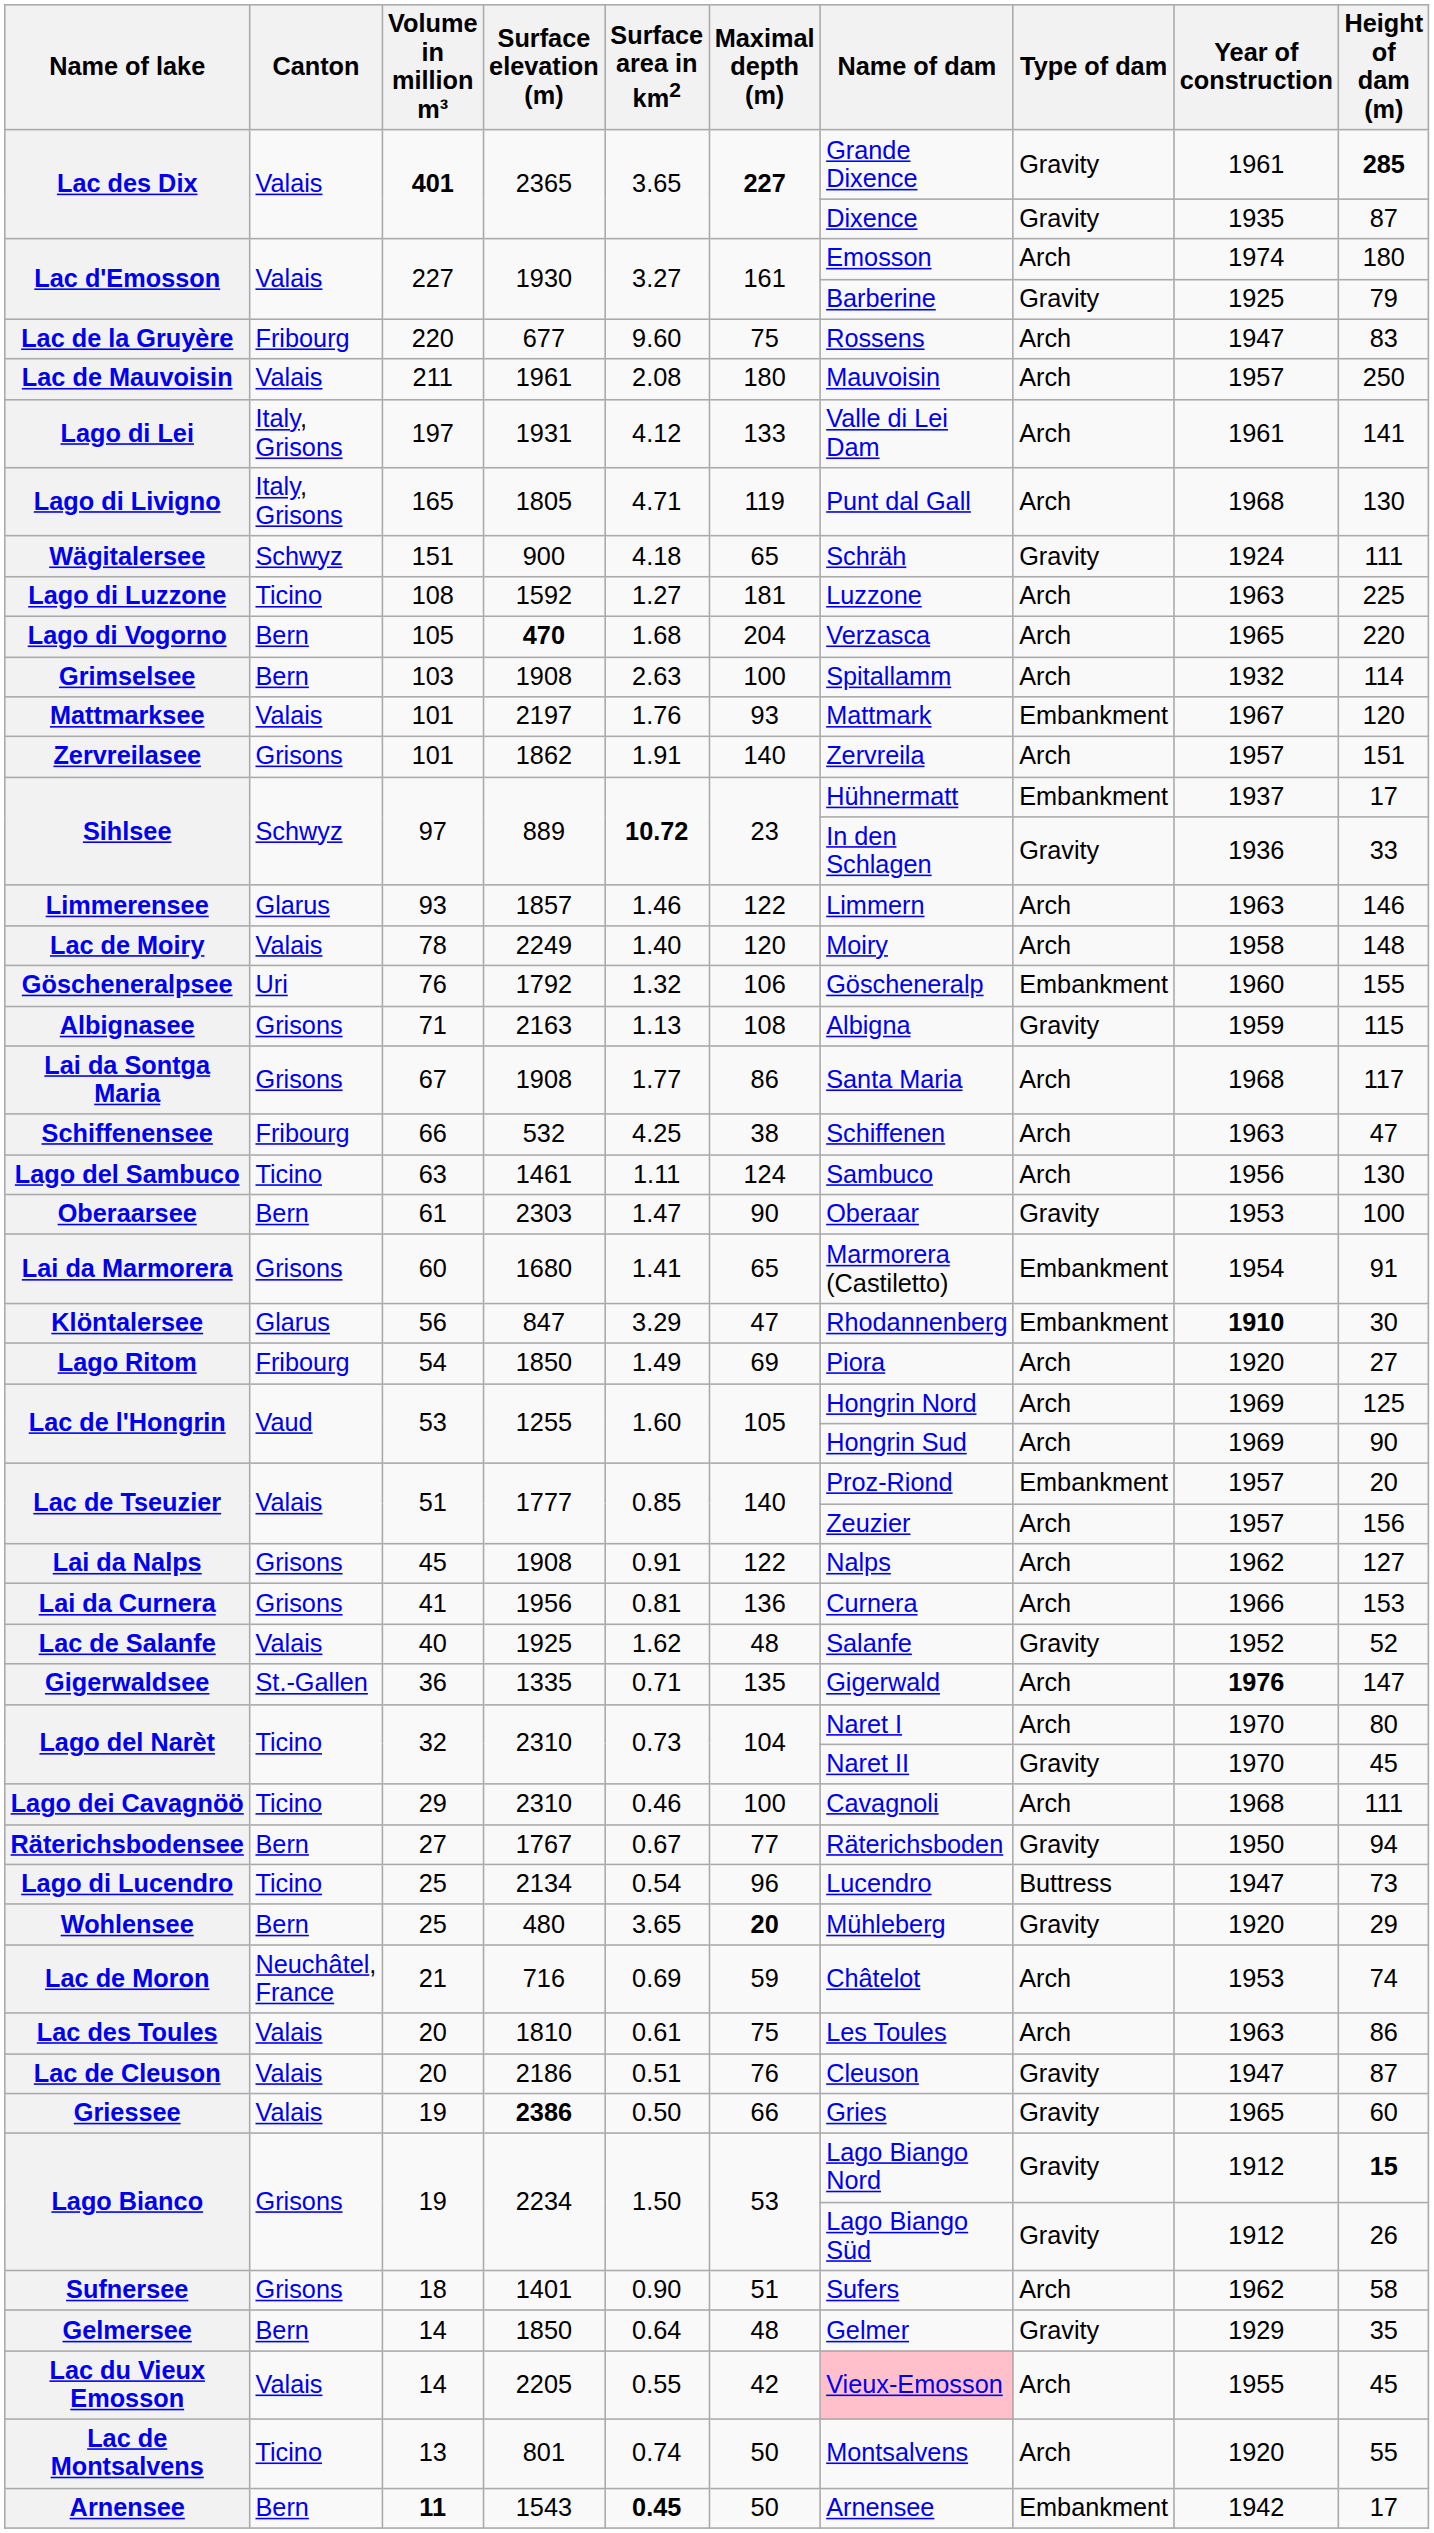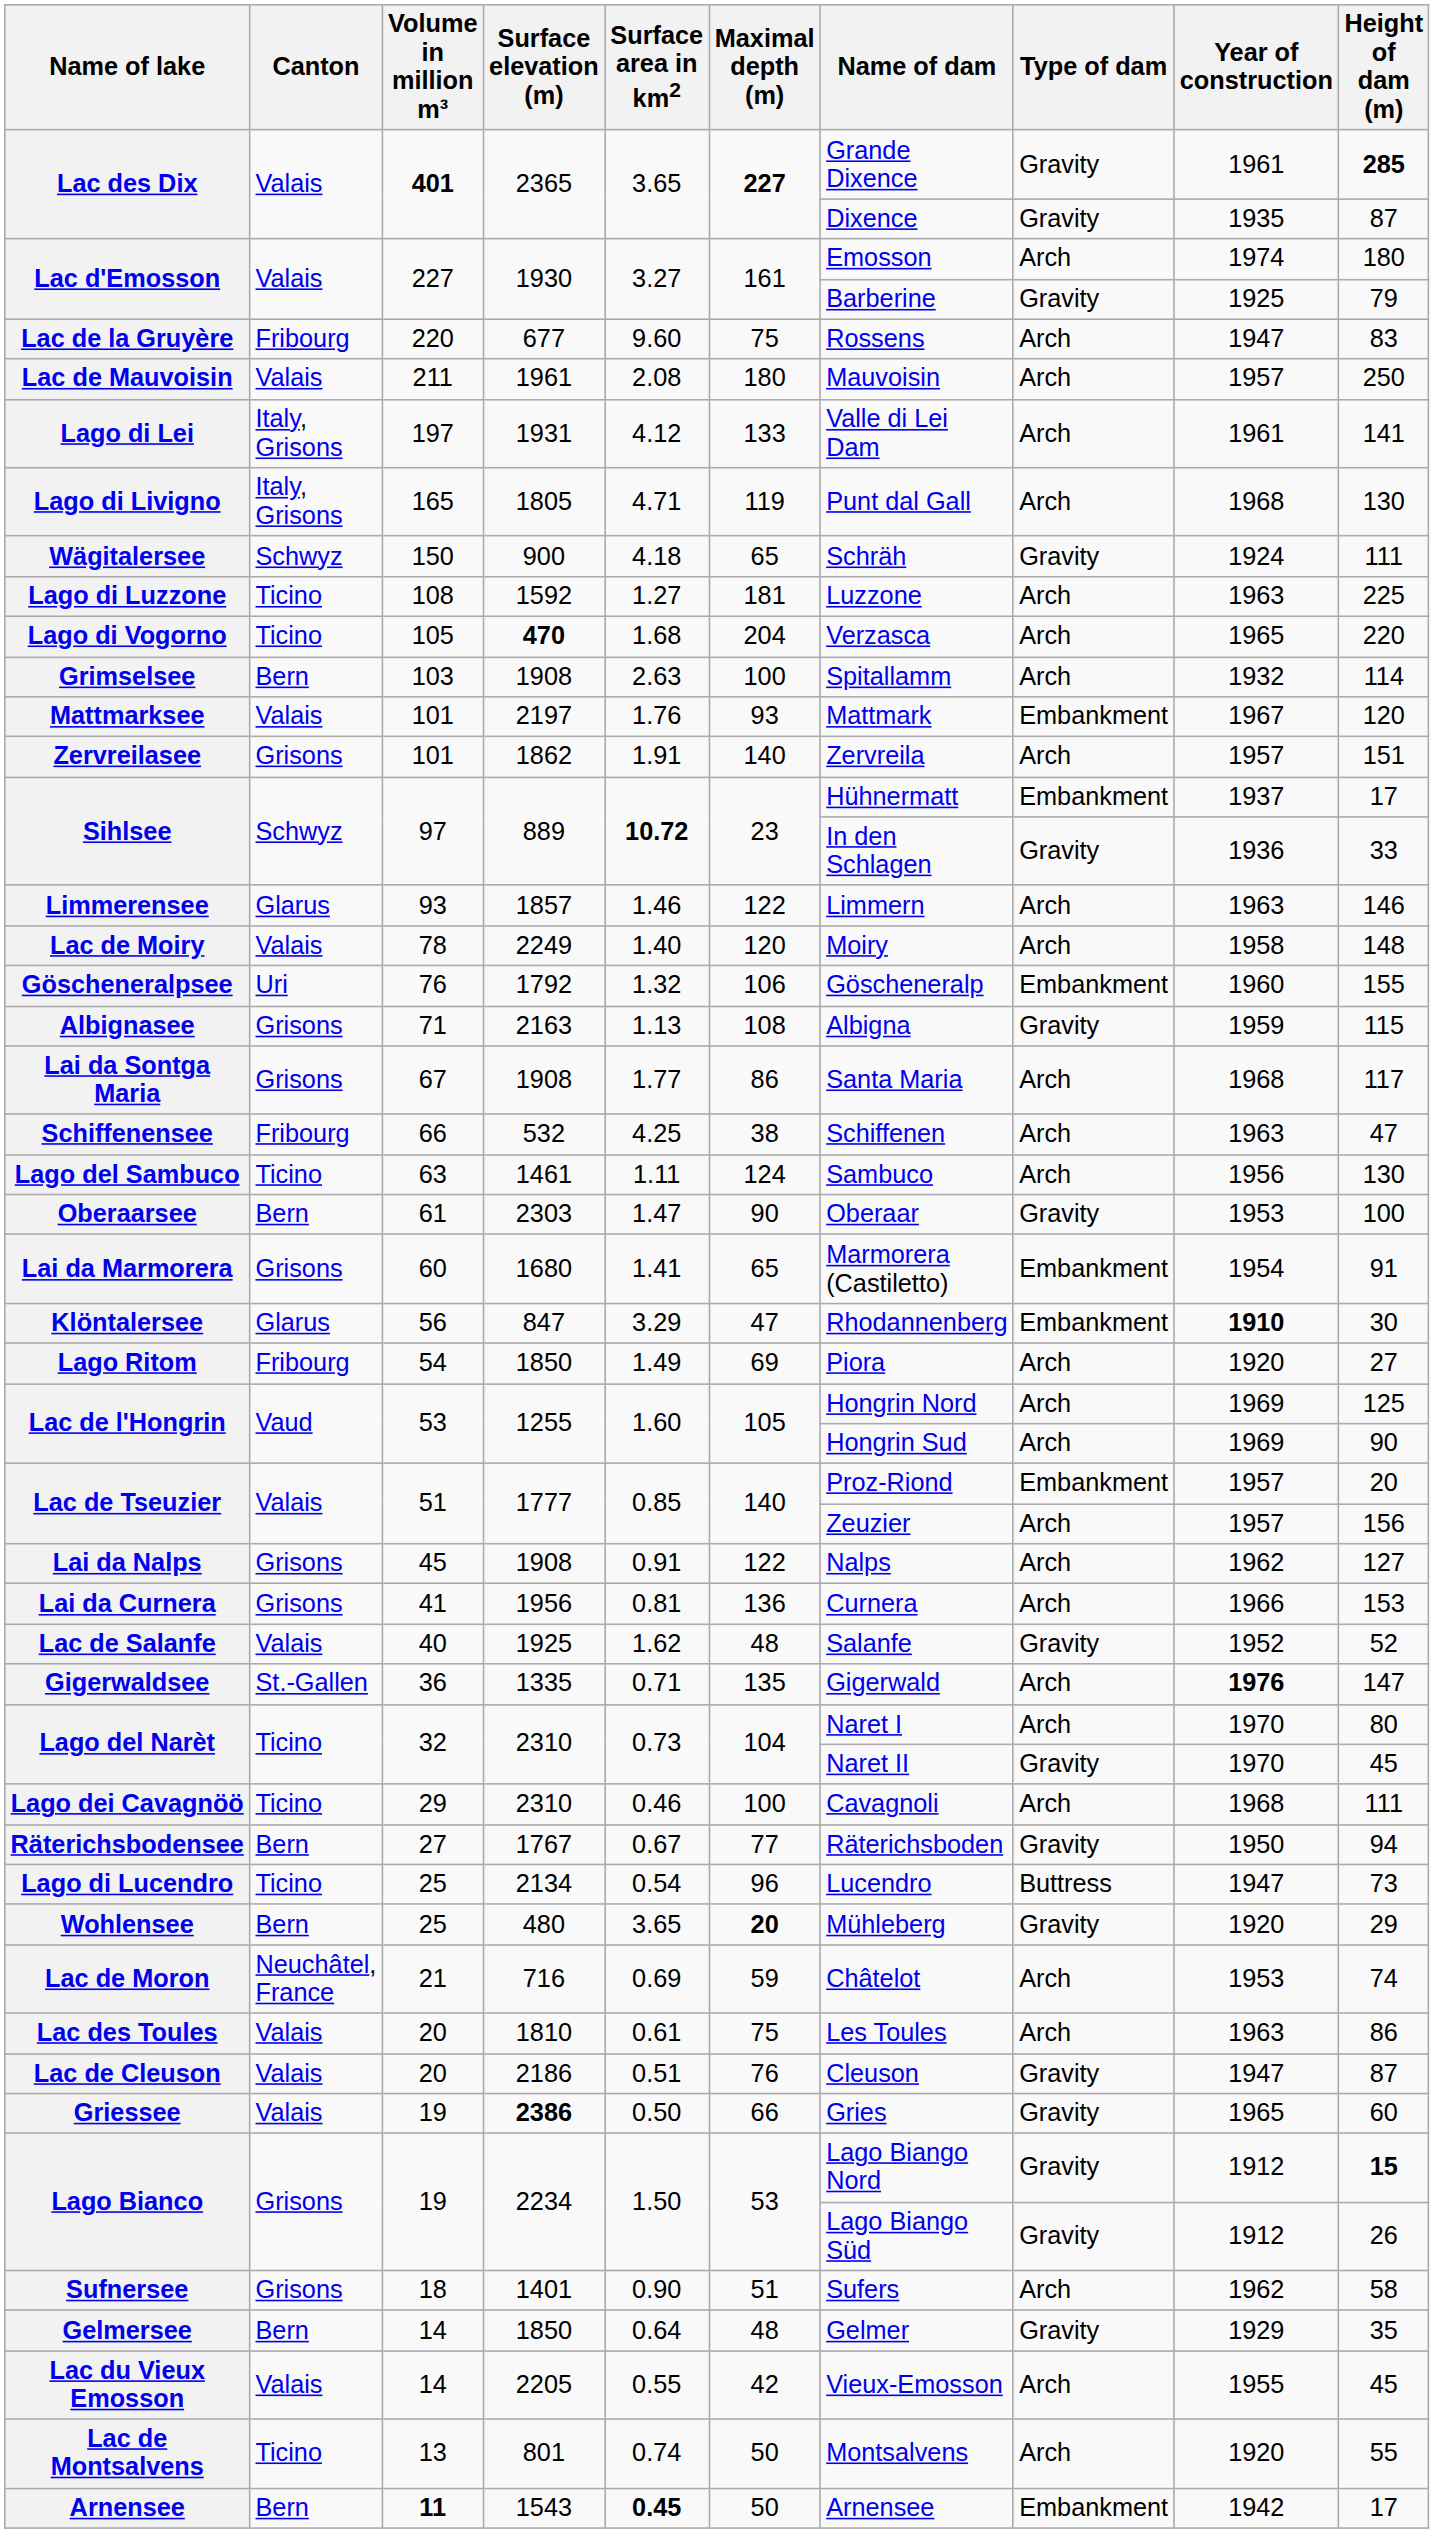(433, 556) 151 -> (433, 556) 150
(282, 636) Bern -> (289, 636) Ticino
(914, 2384) pink background -> (914, 2384) no background
